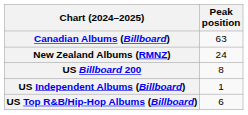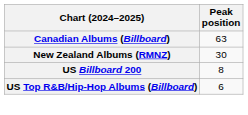(221, 54) 24 -> (221, 54) 30
- row: (102, 86)
